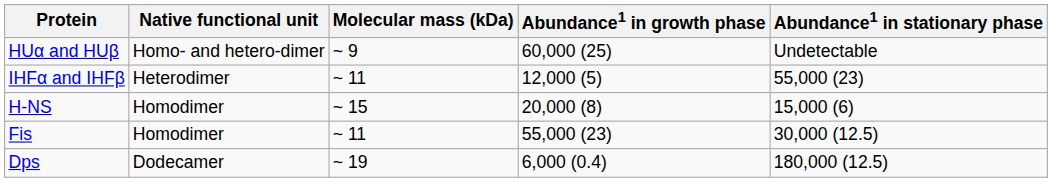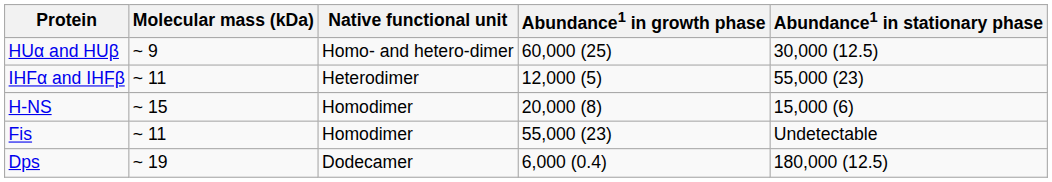columns swapped: (423, 20) <-> (229, 20)
(826, 51) Undetectable -> (826, 51) 30,000 (12.5)
(826, 134) 30,000 (12.5) -> (826, 134) Undetectable
